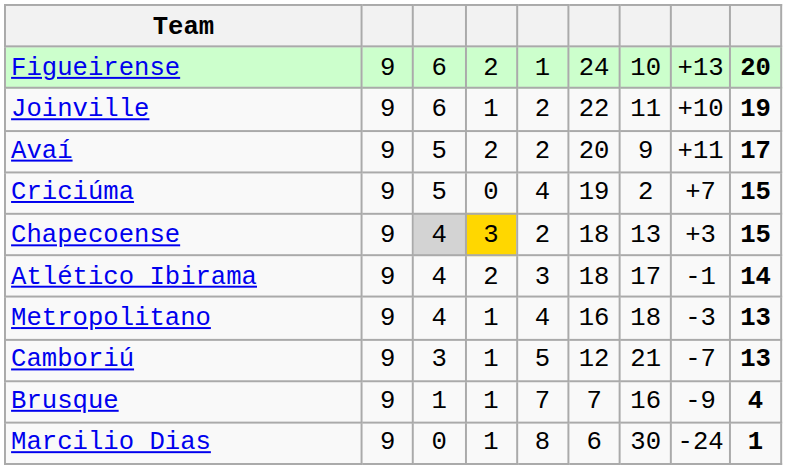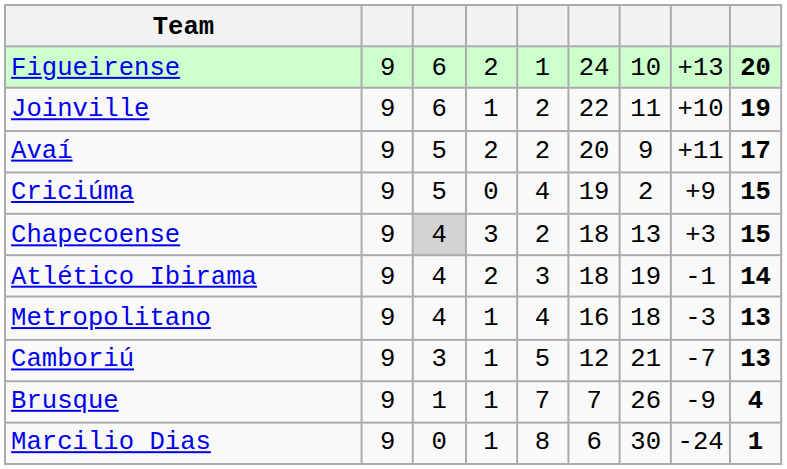(701, 193) +7 -> (701, 193) +9
(491, 235) gold background -> (491, 235) no background
(646, 276) 17 -> (646, 276) 19
(646, 402) 16 -> (646, 402) 26
